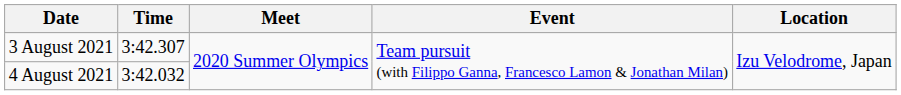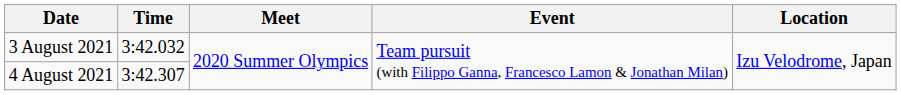(153, 47) 3:42.307 -> (153, 47) 3:42.032
(153, 75) 3:42.032 -> (153, 75) 3:42.307
